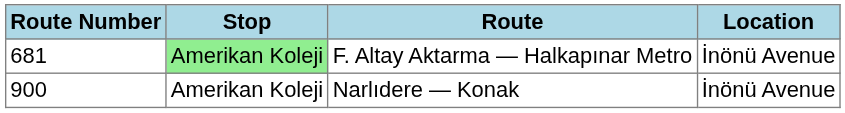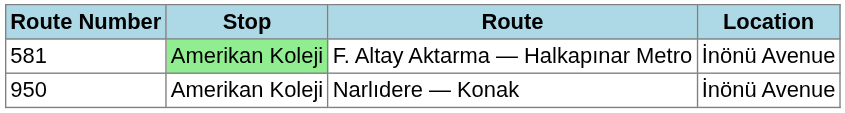(29, 55) 681 -> (29, 55) 581
(29, 90) 900 -> (29, 90) 950
